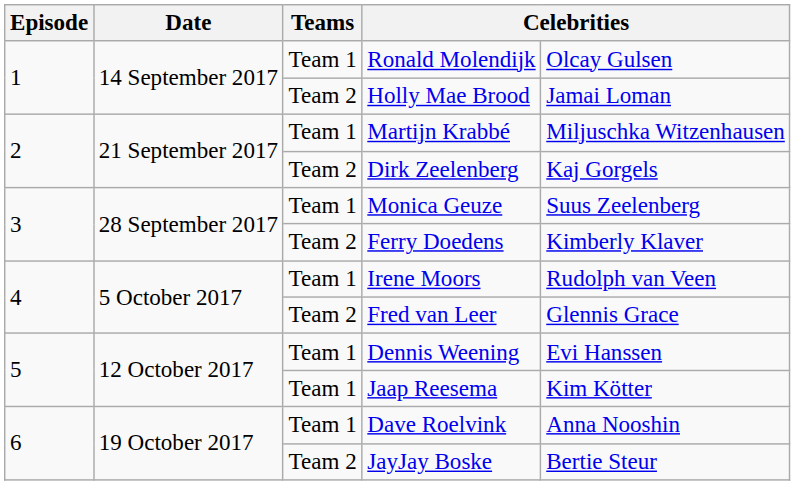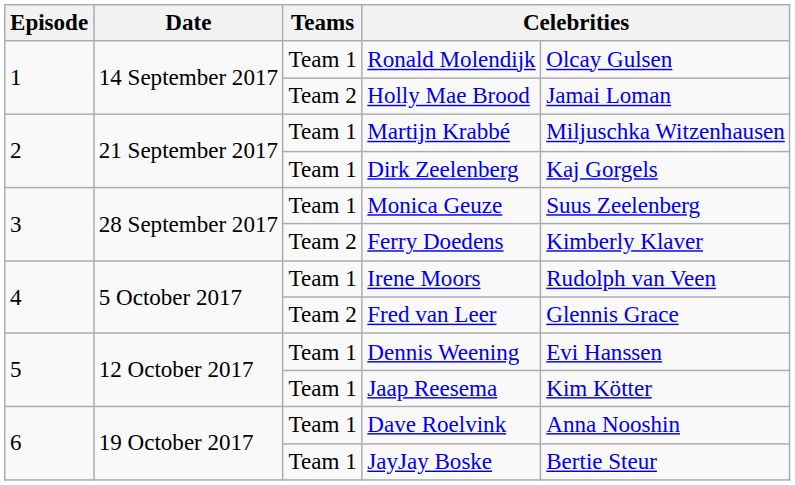(323, 168) Team 2 -> (323, 168) Team 1
(323, 461) Team 2 -> (323, 461) Team 1
